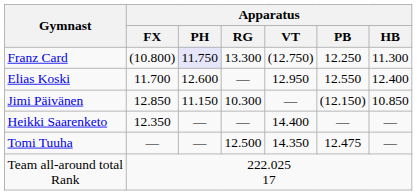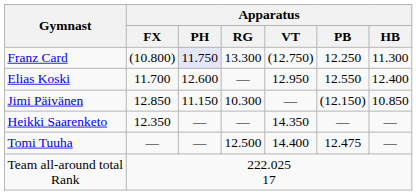(291, 121) 14.400 -> (291, 121) 14.350
(291, 143) 14.350 -> (291, 143) 14.400
